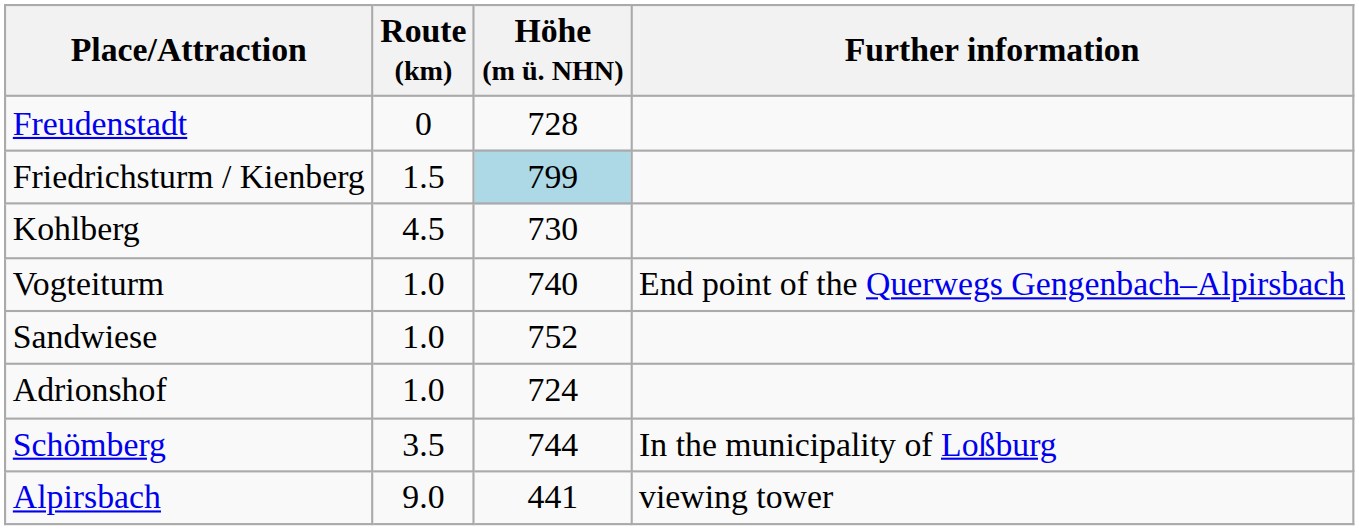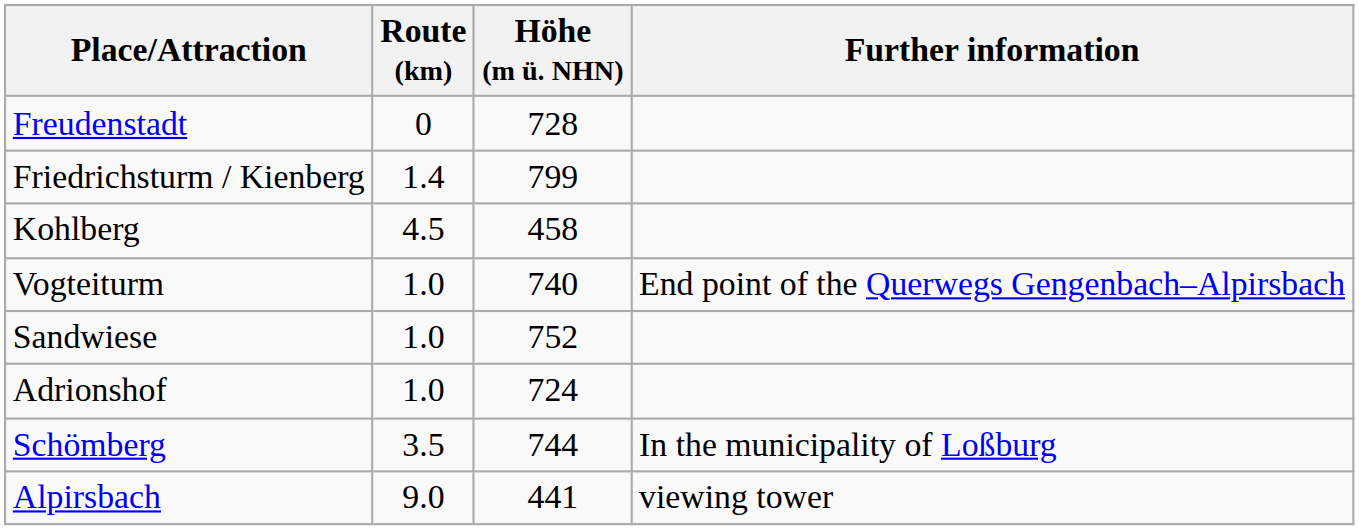(423, 176) 1.5 -> (423, 176) 1.4
(553, 176) lightblue background -> (553, 176) no background
(553, 229) 730 -> (553, 229) 458
